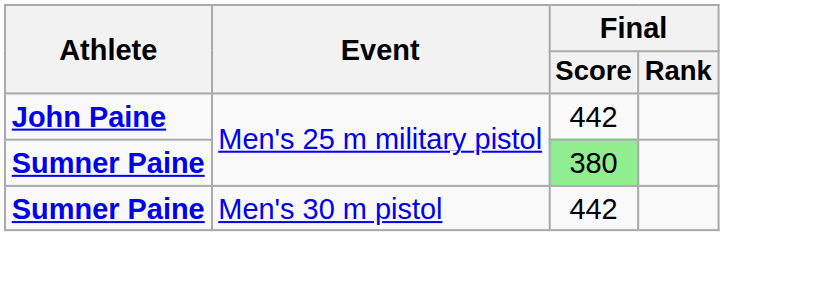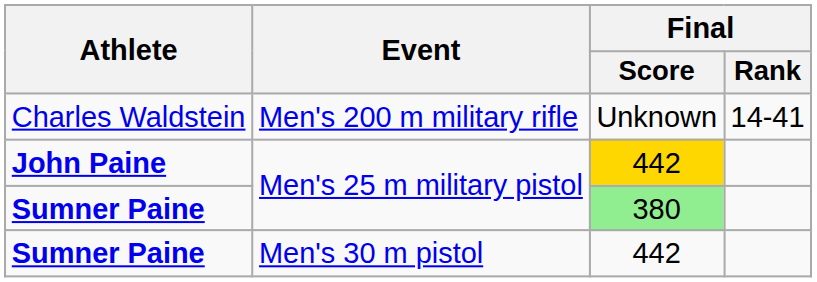+ row: (129, 117)
(594, 117) no background -> (657, 163) gold background
